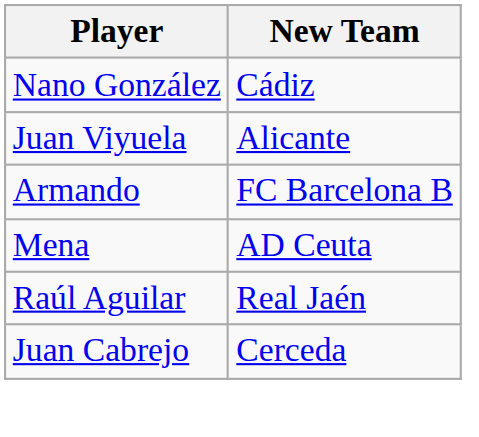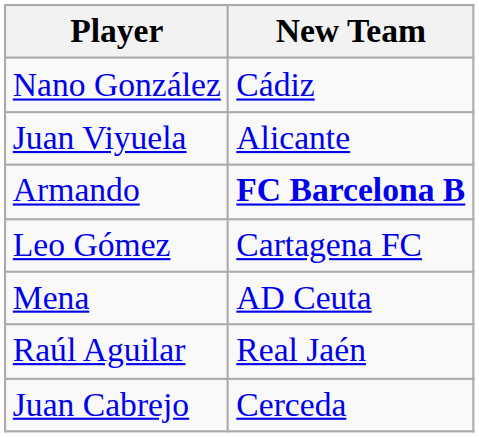(345, 191) normal -> (351, 191) bold
+ row: (92, 244)
